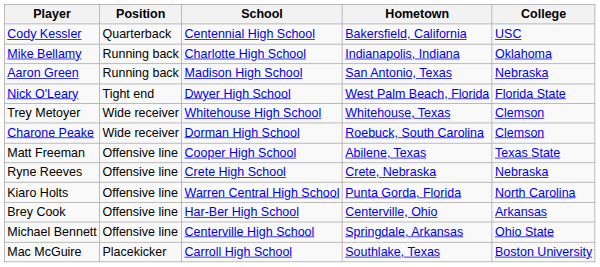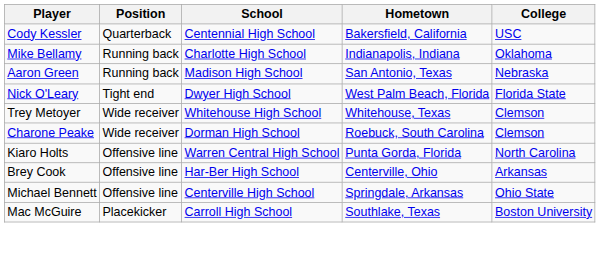- row: (46, 152)
- row: (45, 172)
